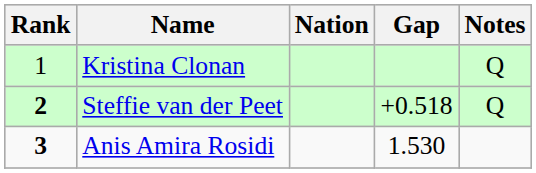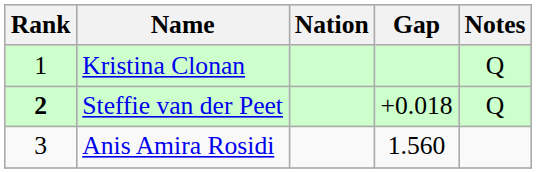(417, 106) +0.518 -> (417, 106) +0.018
(41, 146) bold -> (41, 146) normal
(417, 146) 1.530 -> (417, 146) 1.560
